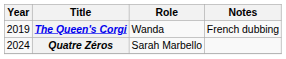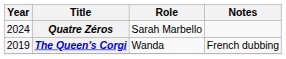rows swapped: (81, 29) <-> (81, 45)
